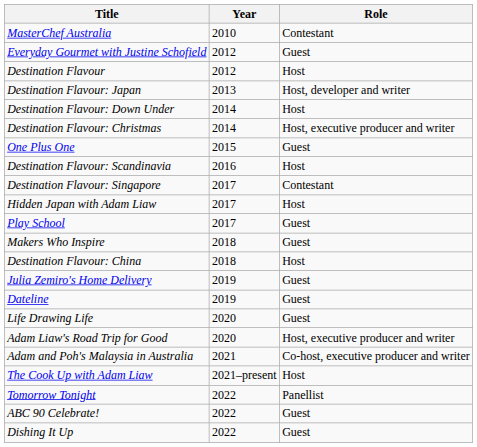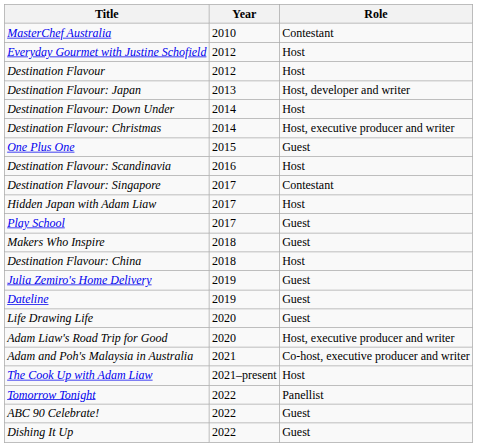(296, 52) Guest -> (293, 52) Host
